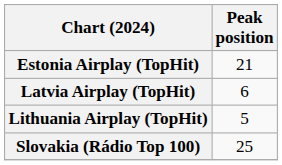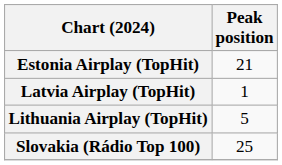(245, 91) 6 -> (245, 91) 1
